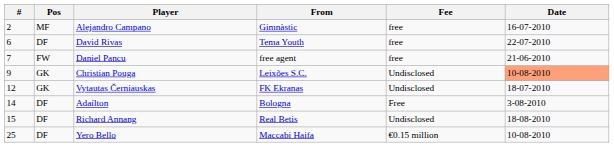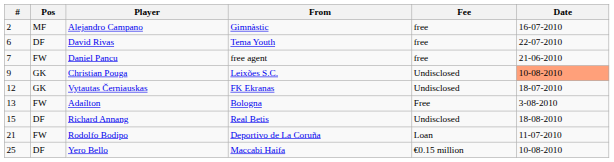(11, 104) 14 -> (11, 104) 13
(42, 104) DF -> (40, 104) FW
+ row: (98, 134)
